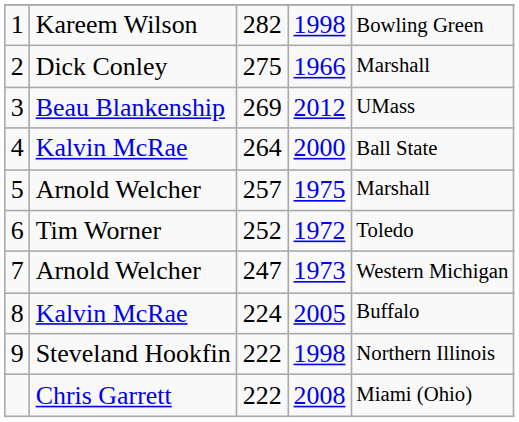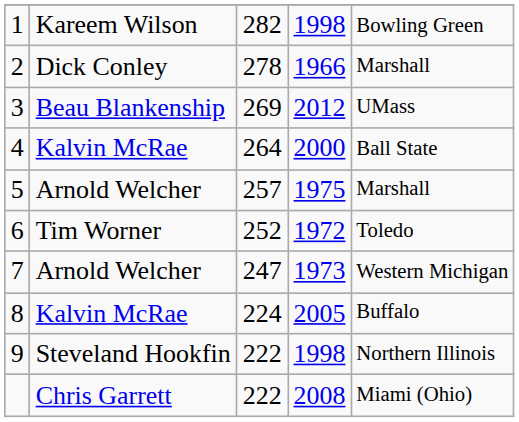(262, 66) 275 -> (262, 66) 278
